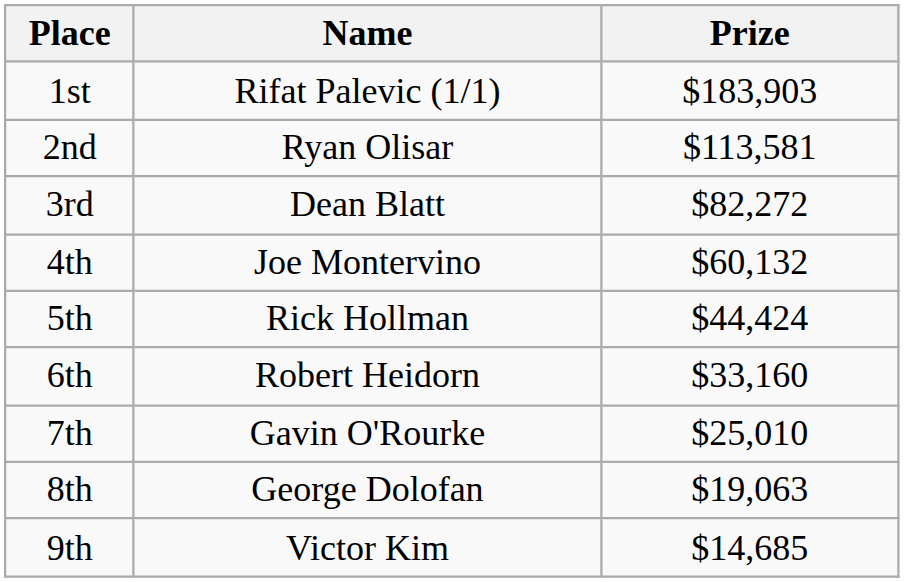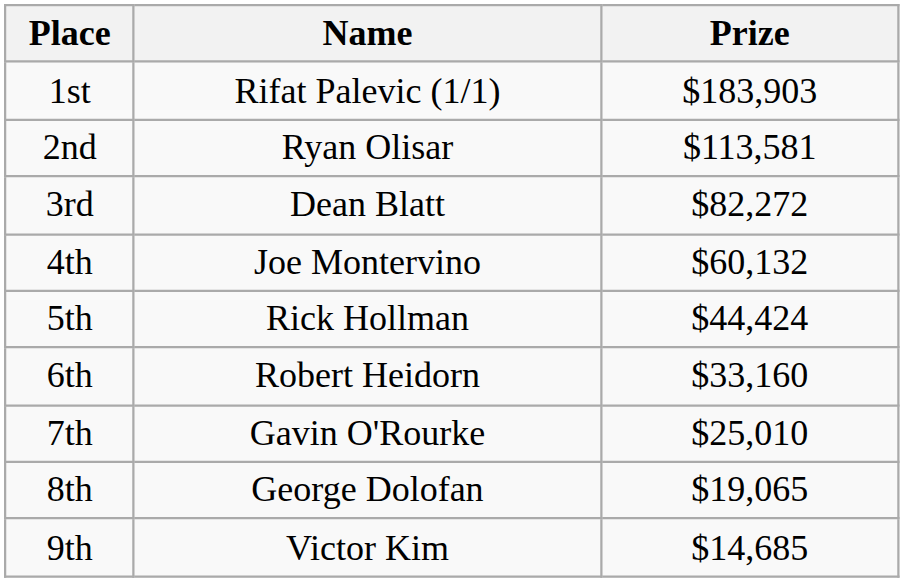(750, 489) $19,063 -> (750, 489) $19,065
